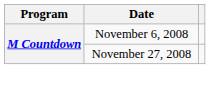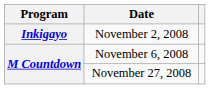+ row: (141, 34)
